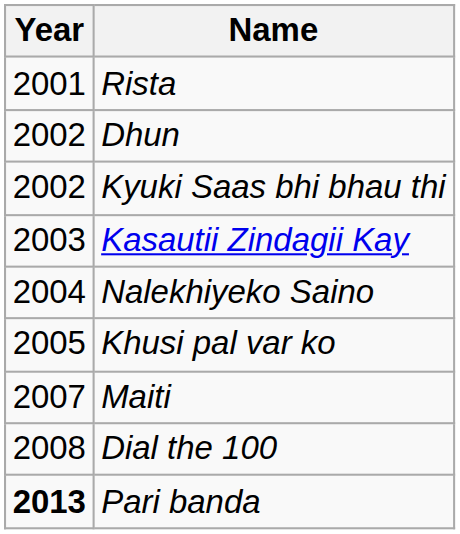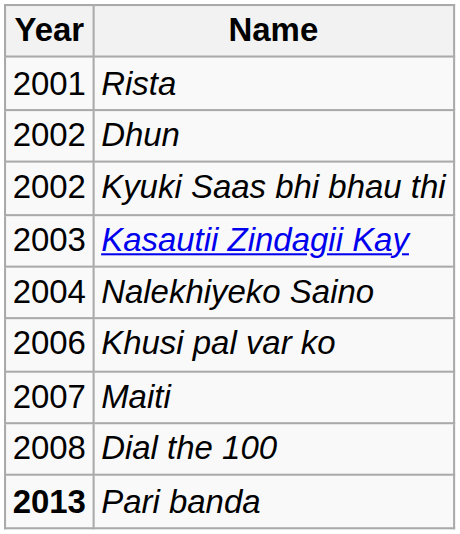(49, 344) 2005 -> (49, 344) 2006
